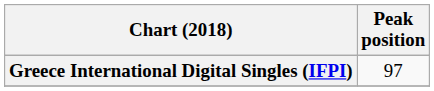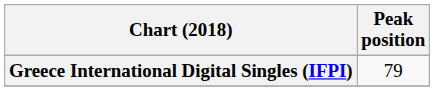(393, 70) 97 -> (393, 70) 79
